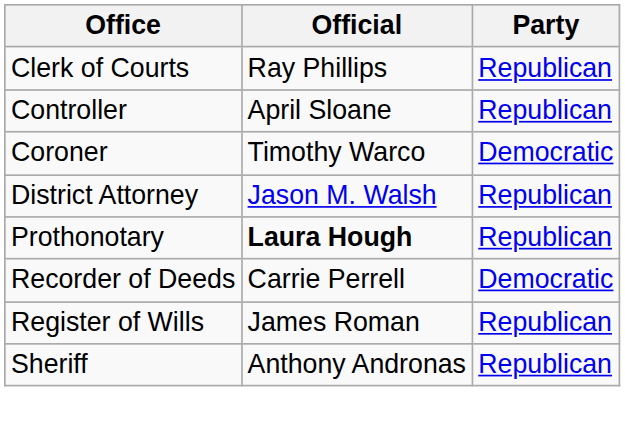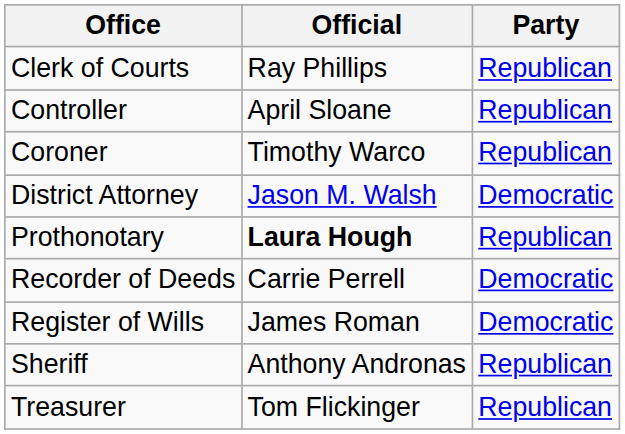(546, 152) Democratic -> (545, 152) Republican
(545, 195) Republican -> (546, 195) Democratic
(545, 322) Republican -> (546, 322) Democratic
+ row: (68, 407)
